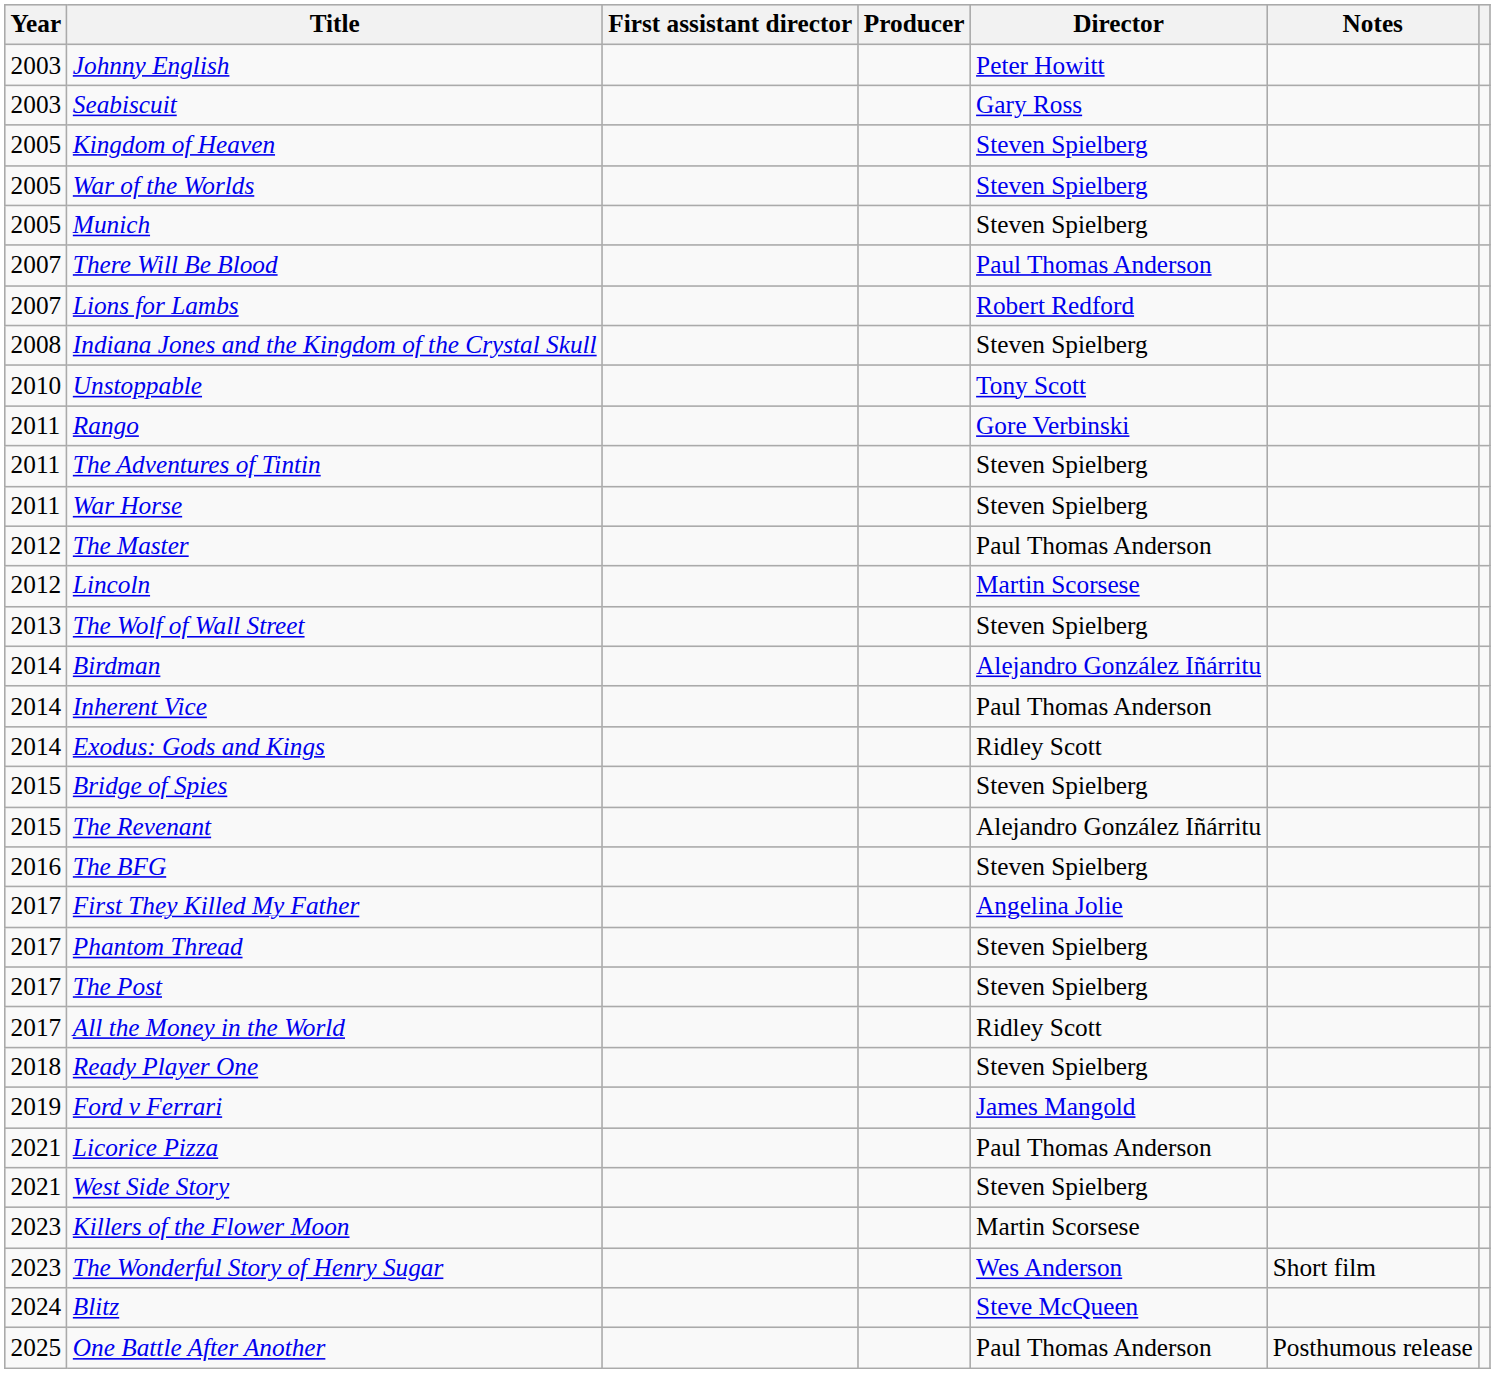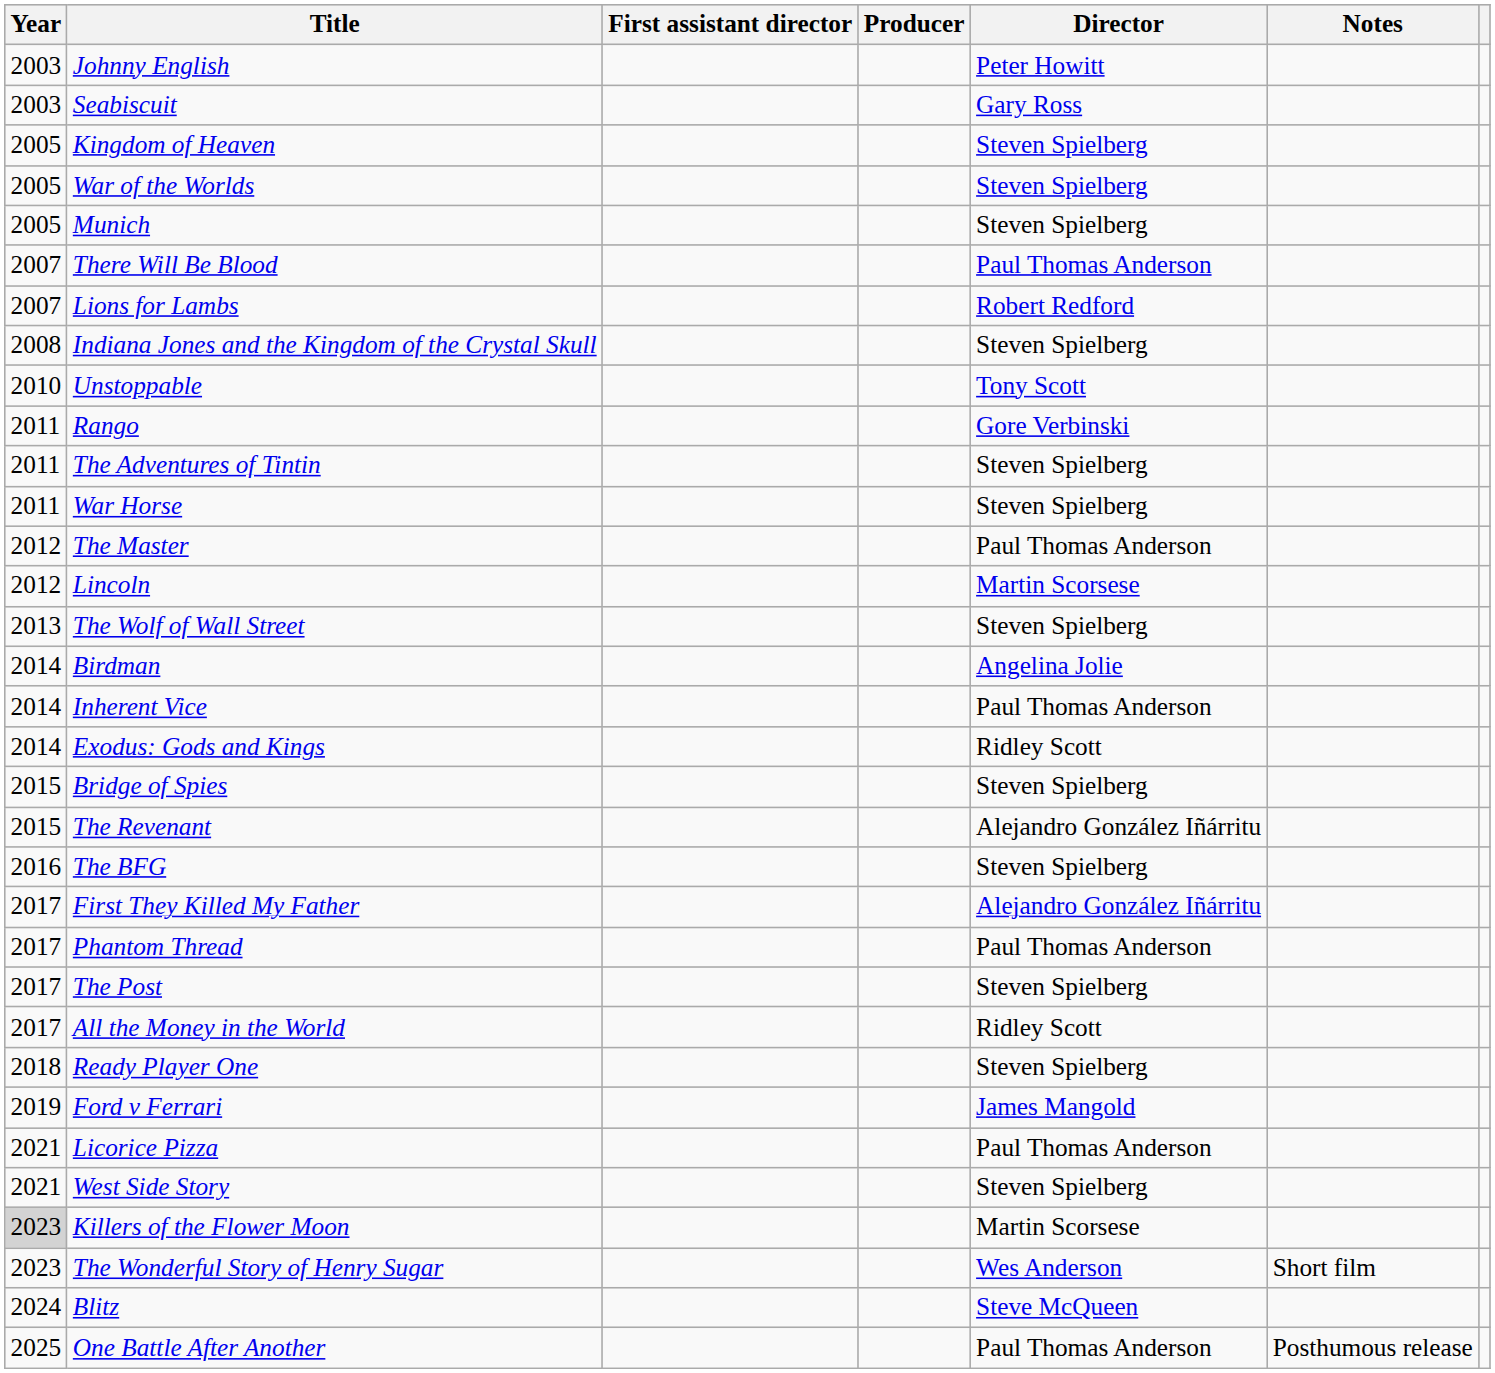(1119, 666) Alejandro González Iñárritu -> (1049, 666) Angelina Jolie
(1049, 906) Angelina Jolie -> (1119, 906) Alejandro González Iñárritu
(1062, 946) Steven Spielberg -> (1094, 946) Paul Thomas Anderson
(36, 1227) no background -> (36, 1227) lightgrey background
